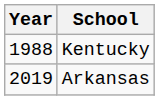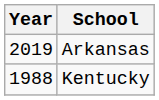rows swapped: (106, 50) <-> (106, 79)
